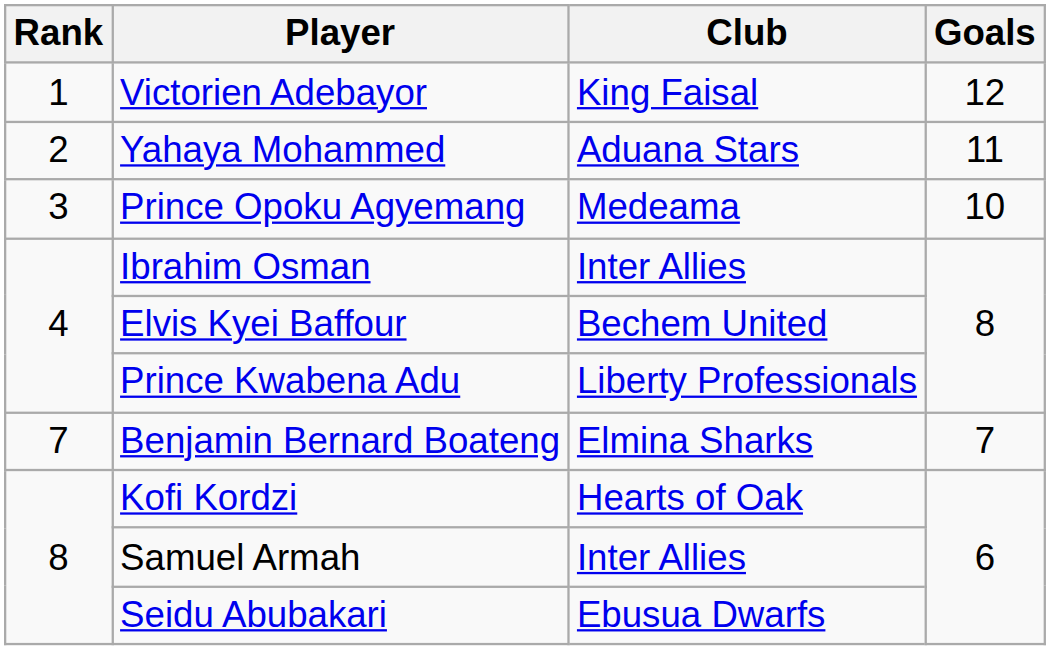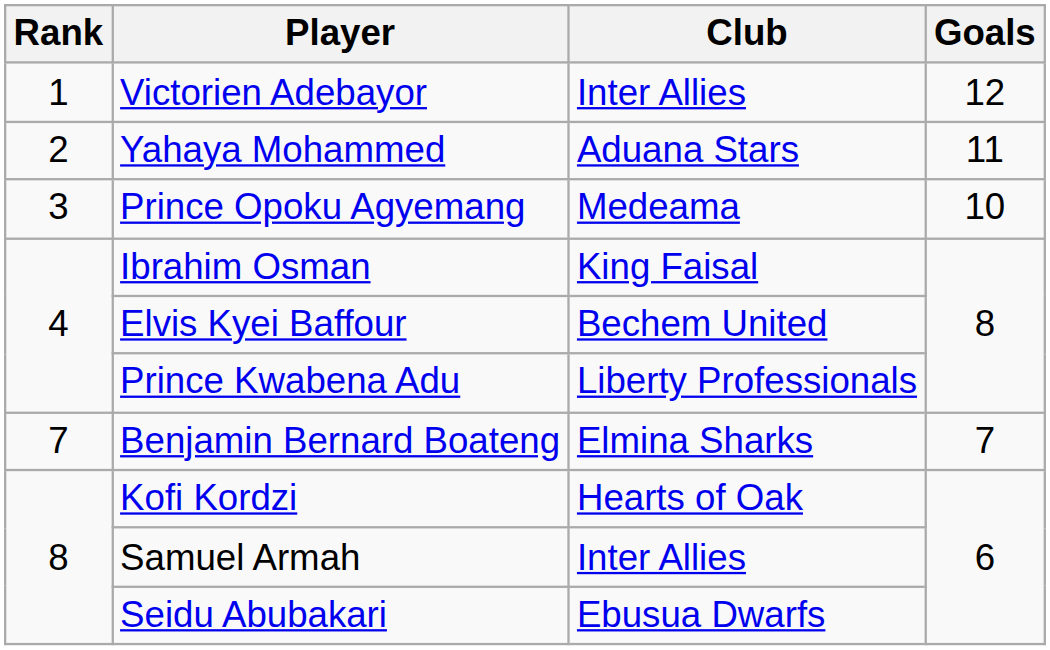(668, 91) King Faisal -> (661, 91) Inter Allies
(661, 265) Inter Allies -> (668, 265) King Faisal
